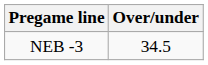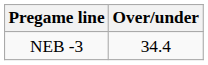(156, 45) 34.5 -> (156, 45) 34.4
